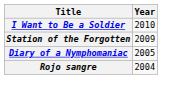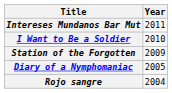+ row: (74, 25)
